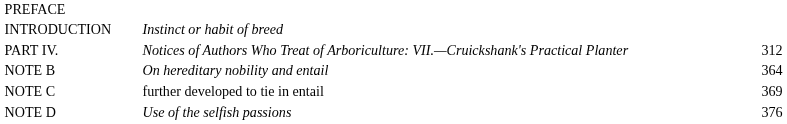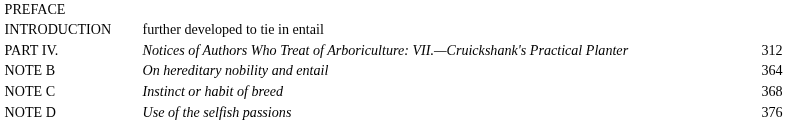(213, 29) Instinct or habit of breed -> (233, 29) further developed to tie in entail
(233, 91) further developed to tie in entail -> (213, 91) Instinct or habit of breed
(772, 91) 369 -> (772, 91) 368
